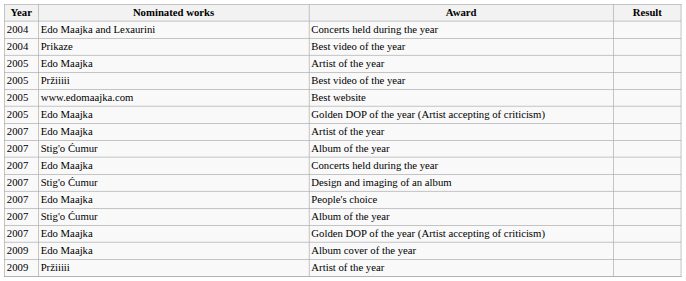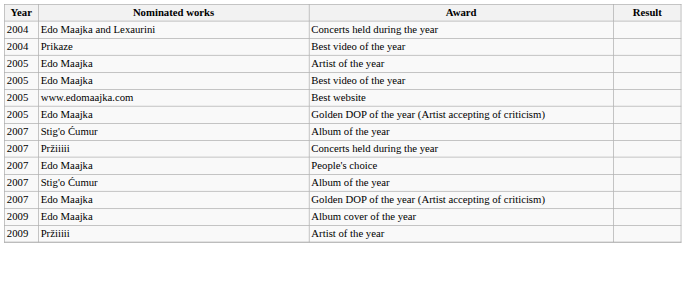(55, 81) Pržiiiii -> (67, 81) Edo Maajka
- row: (18, 132)
(67, 166) Edo Maajka -> (55, 149) Pržiiiii
- row: (18, 183)
